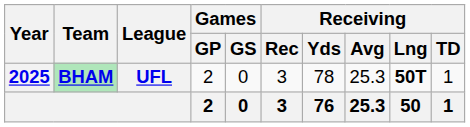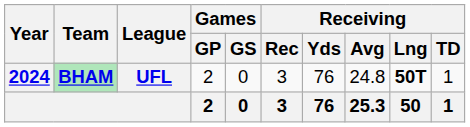(29, 77) 2025 -> (29, 77) 2024
(324, 77) 78 -> (324, 77) 76
(367, 77) 25.3 -> (367, 77) 24.8
